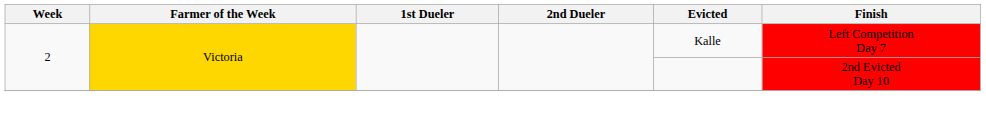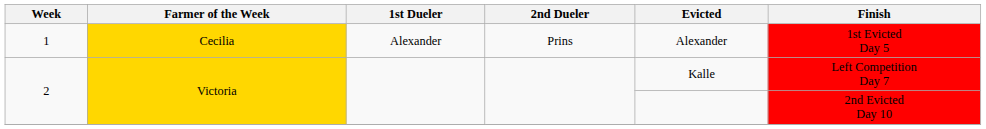+ row: (46, 40)
